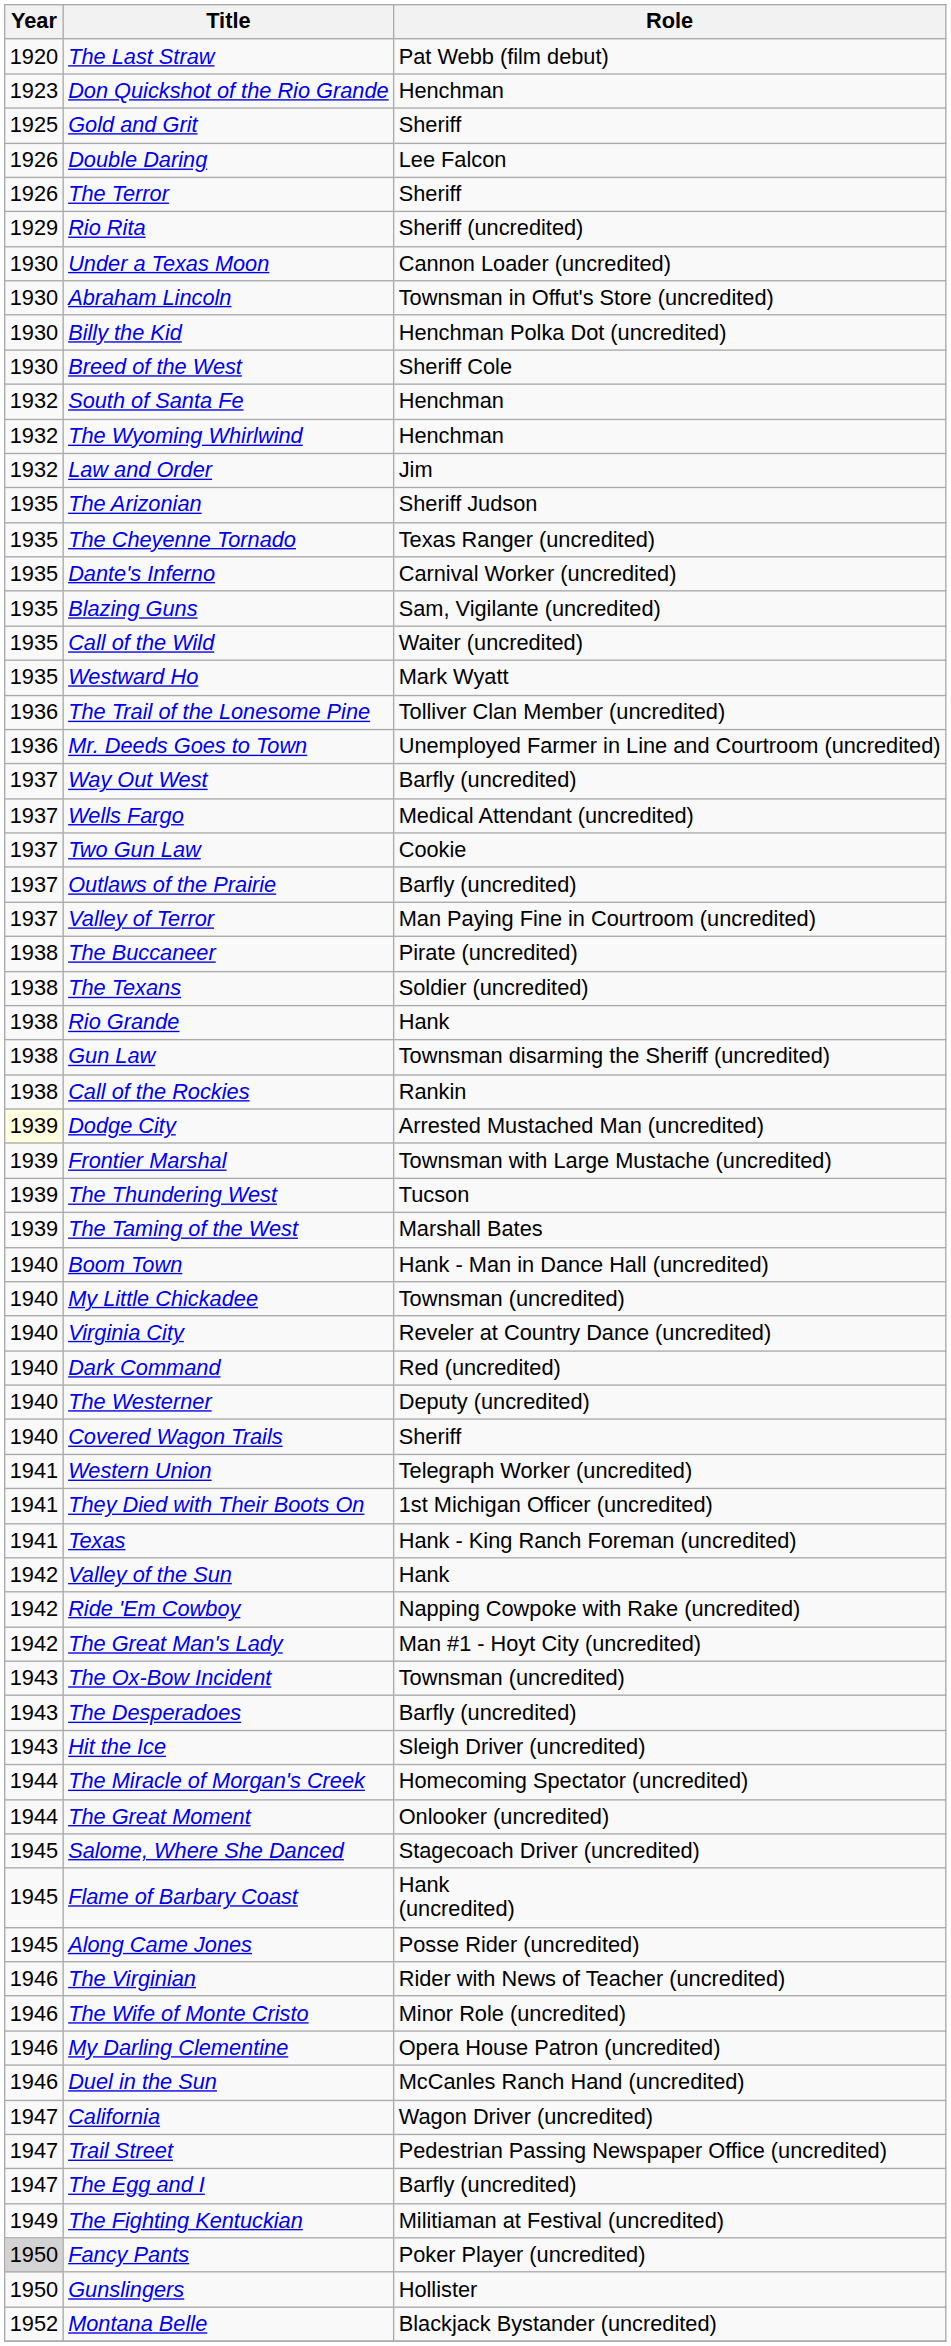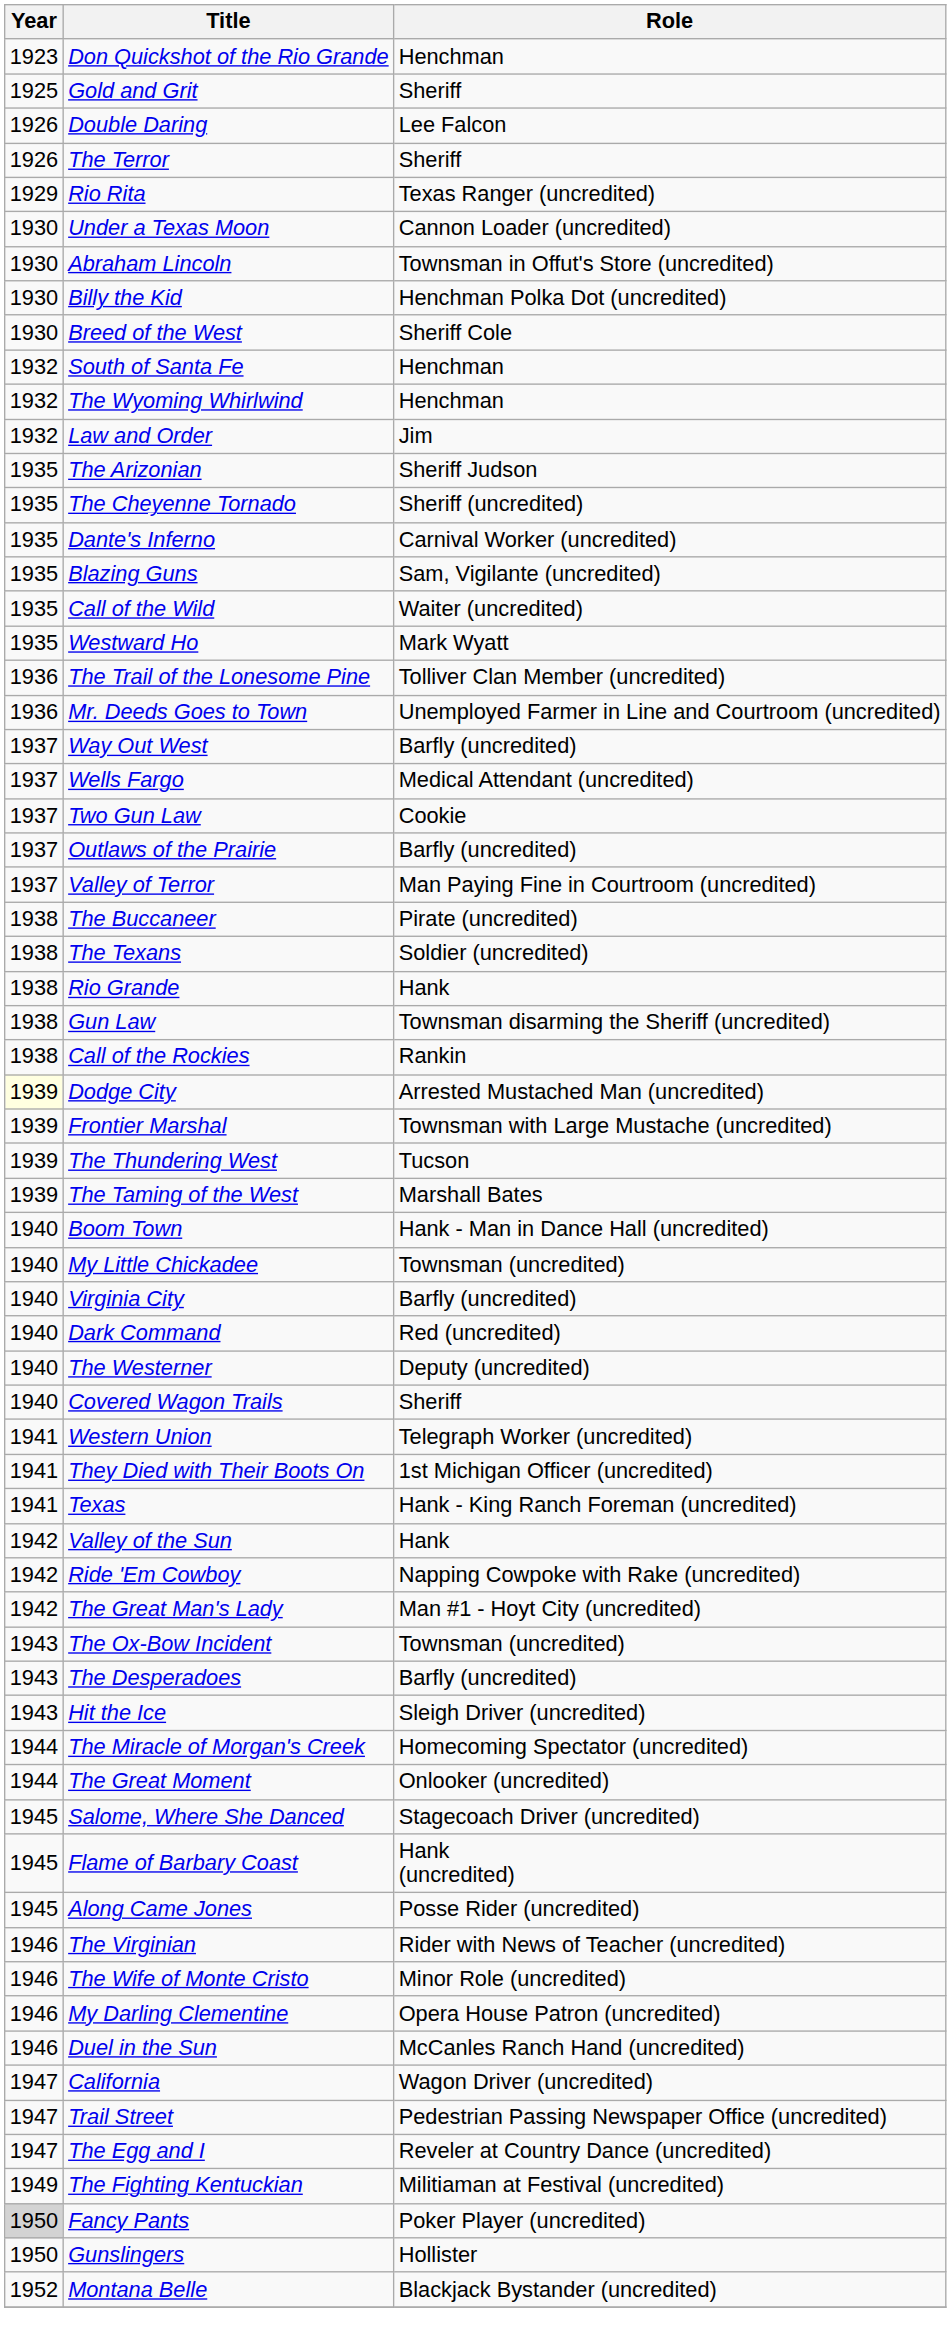- row: (141, 56)
(491, 228) Sheriff (uncredited) -> (527, 194) Texas Ranger (uncredited)
(527, 539) Texas Ranger (uncredited) -> (491, 504) Sheriff (uncredited)
(585, 1333) Reveler at Country Dance (uncredited) -> (488, 1298) Barfly (uncredited)
(488, 2185) Barfly (uncredited) -> (585, 2151) Reveler at Country Dance (uncredited)
